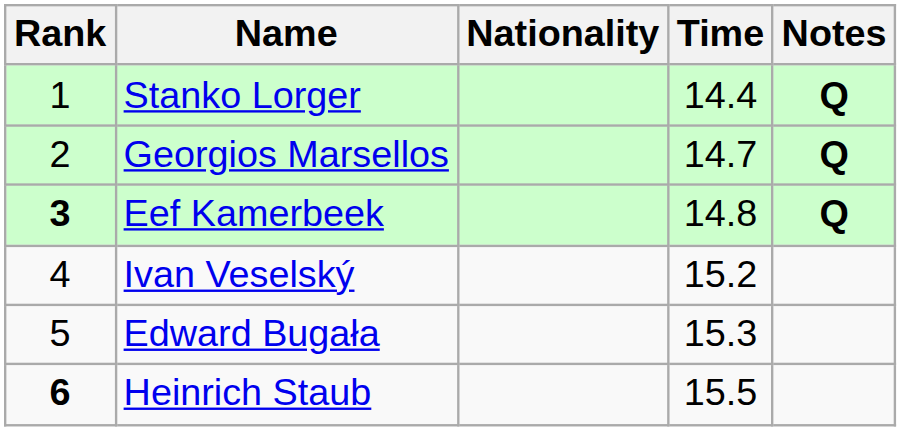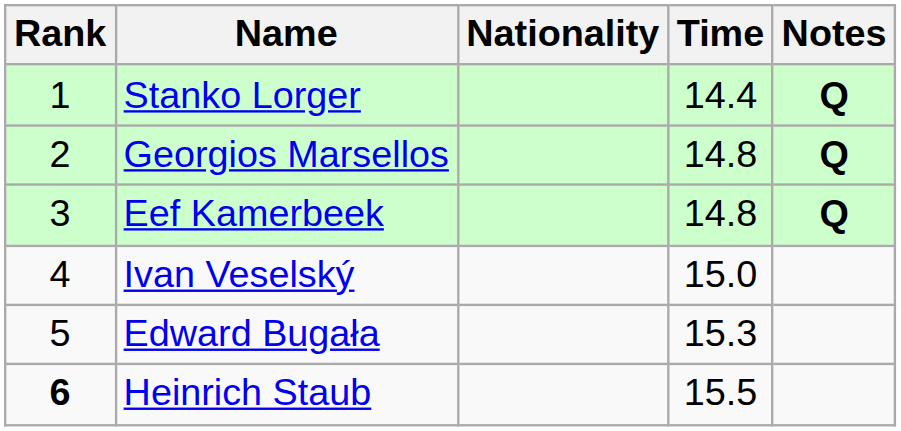(720, 154) 14.7 -> (720, 154) 14.8
(60, 214) bold -> (60, 214) normal
(720, 273) 15.2 -> (720, 273) 15.0
